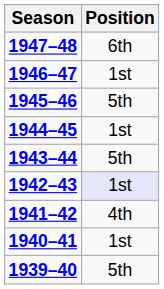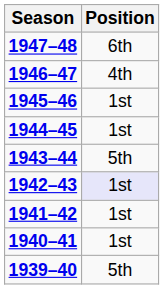(120, 74) 1st -> (120, 74) 4th
(120, 102) 5th -> (120, 102) 1st
(120, 213) 4th -> (120, 213) 1st
